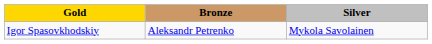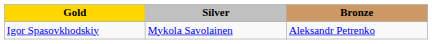columns swapped: (357, 13) <-> (216, 13)
